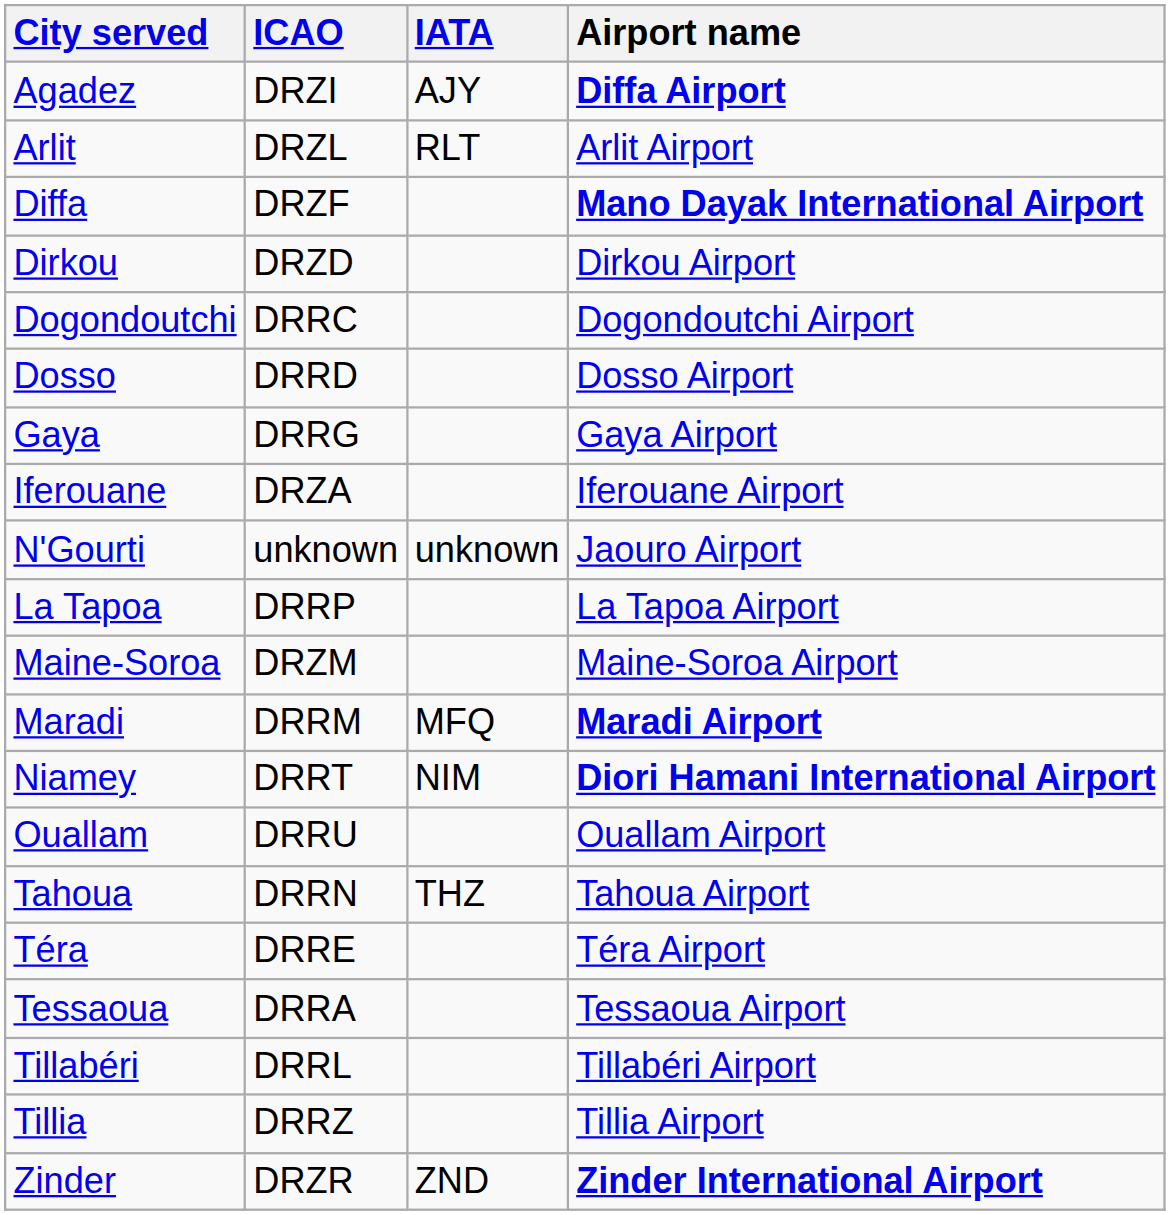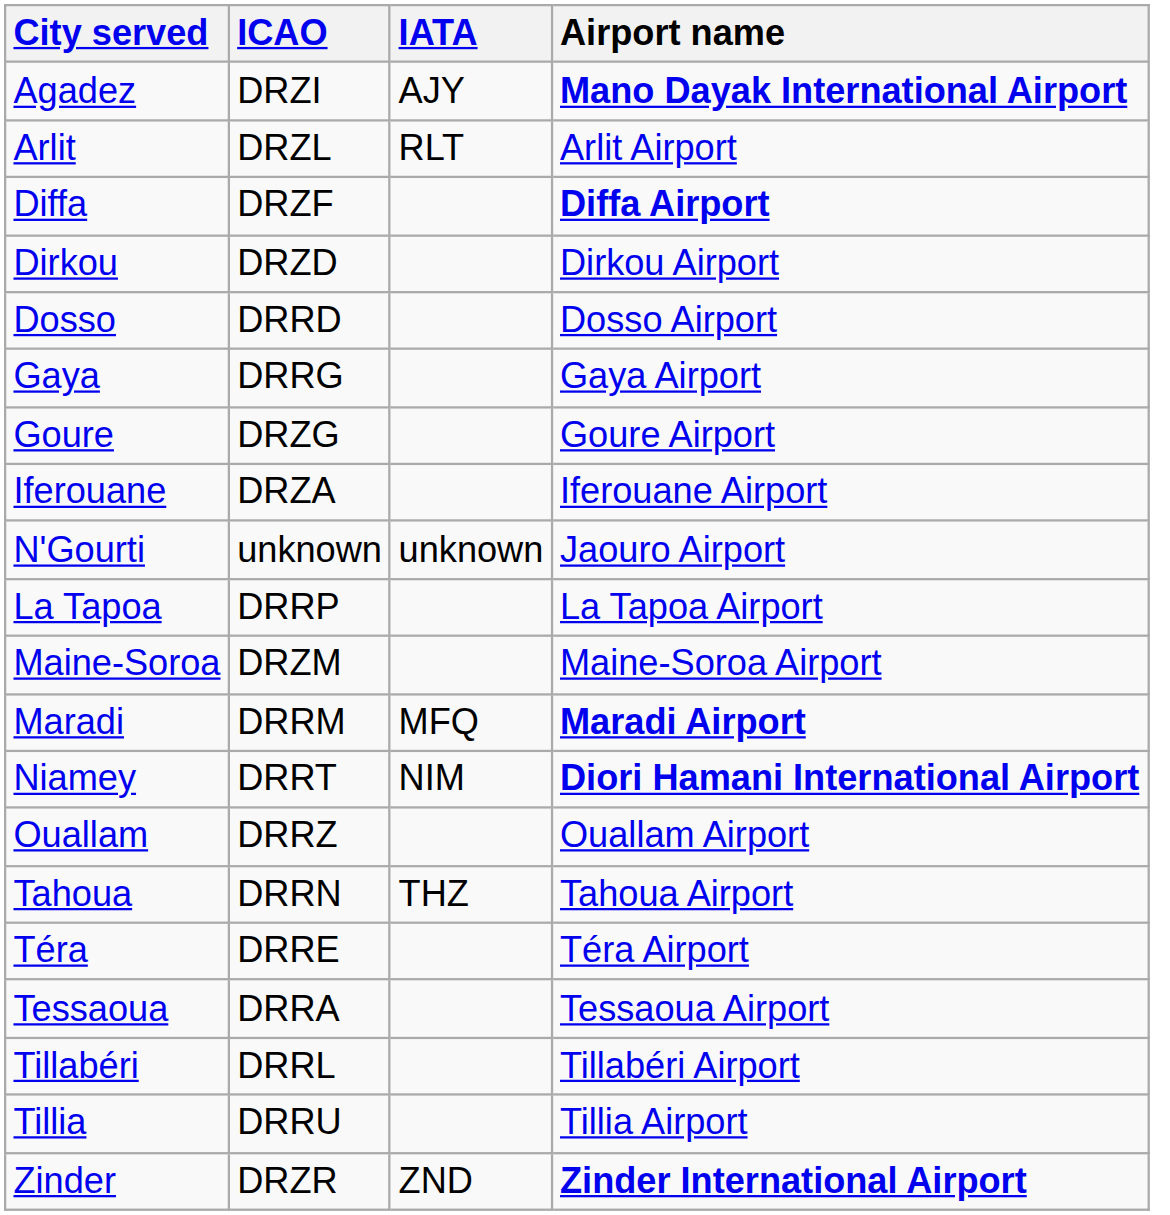(681, 90) Diffa Airport -> (844, 90) Mano Dayak International Airport
(860, 205) Mano Dayak International Airport -> (665, 205) Diffa Airport
- row: (125, 319)
+ row: (64, 434)
(306, 836) DRRU -> (287, 836) DRRZ
(304, 1122) DRRZ -> (289, 1122) DRRU
